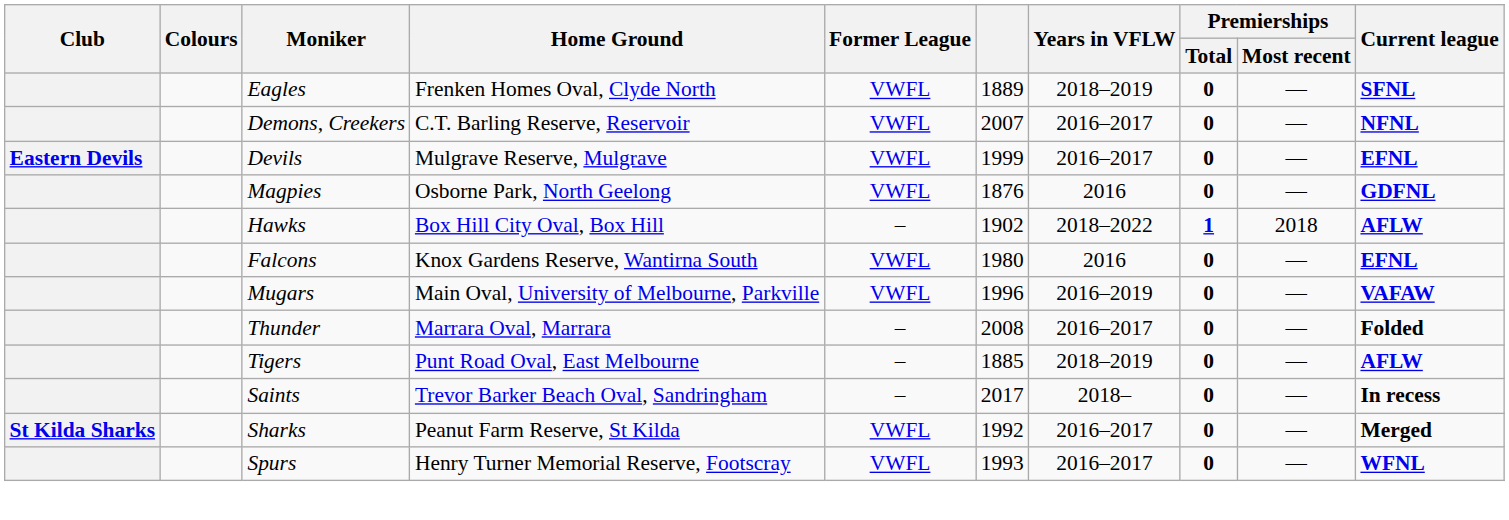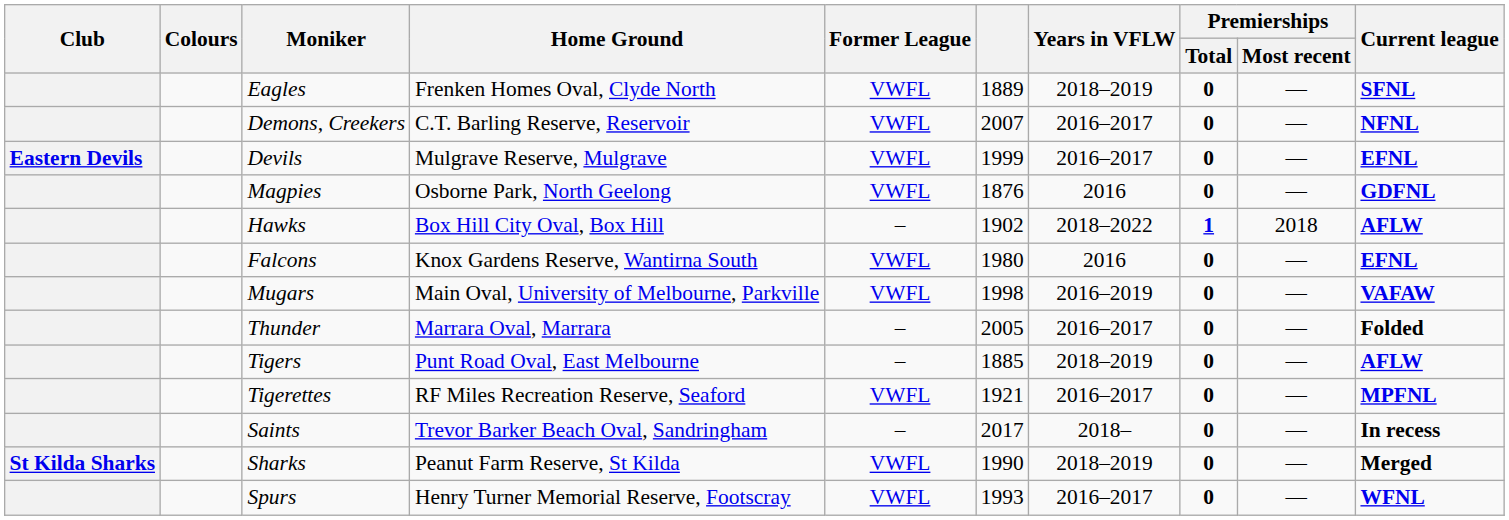(1002, 293) 1996 -> (1002, 293) 1998
(1002, 327) 2008 -> (1002, 327) 2005
+ row: (289, 395)
(1002, 429) 1992 -> (1002, 463) 1990
(1104, 429) 2016–2017 -> (1104, 463) 2018–2019
